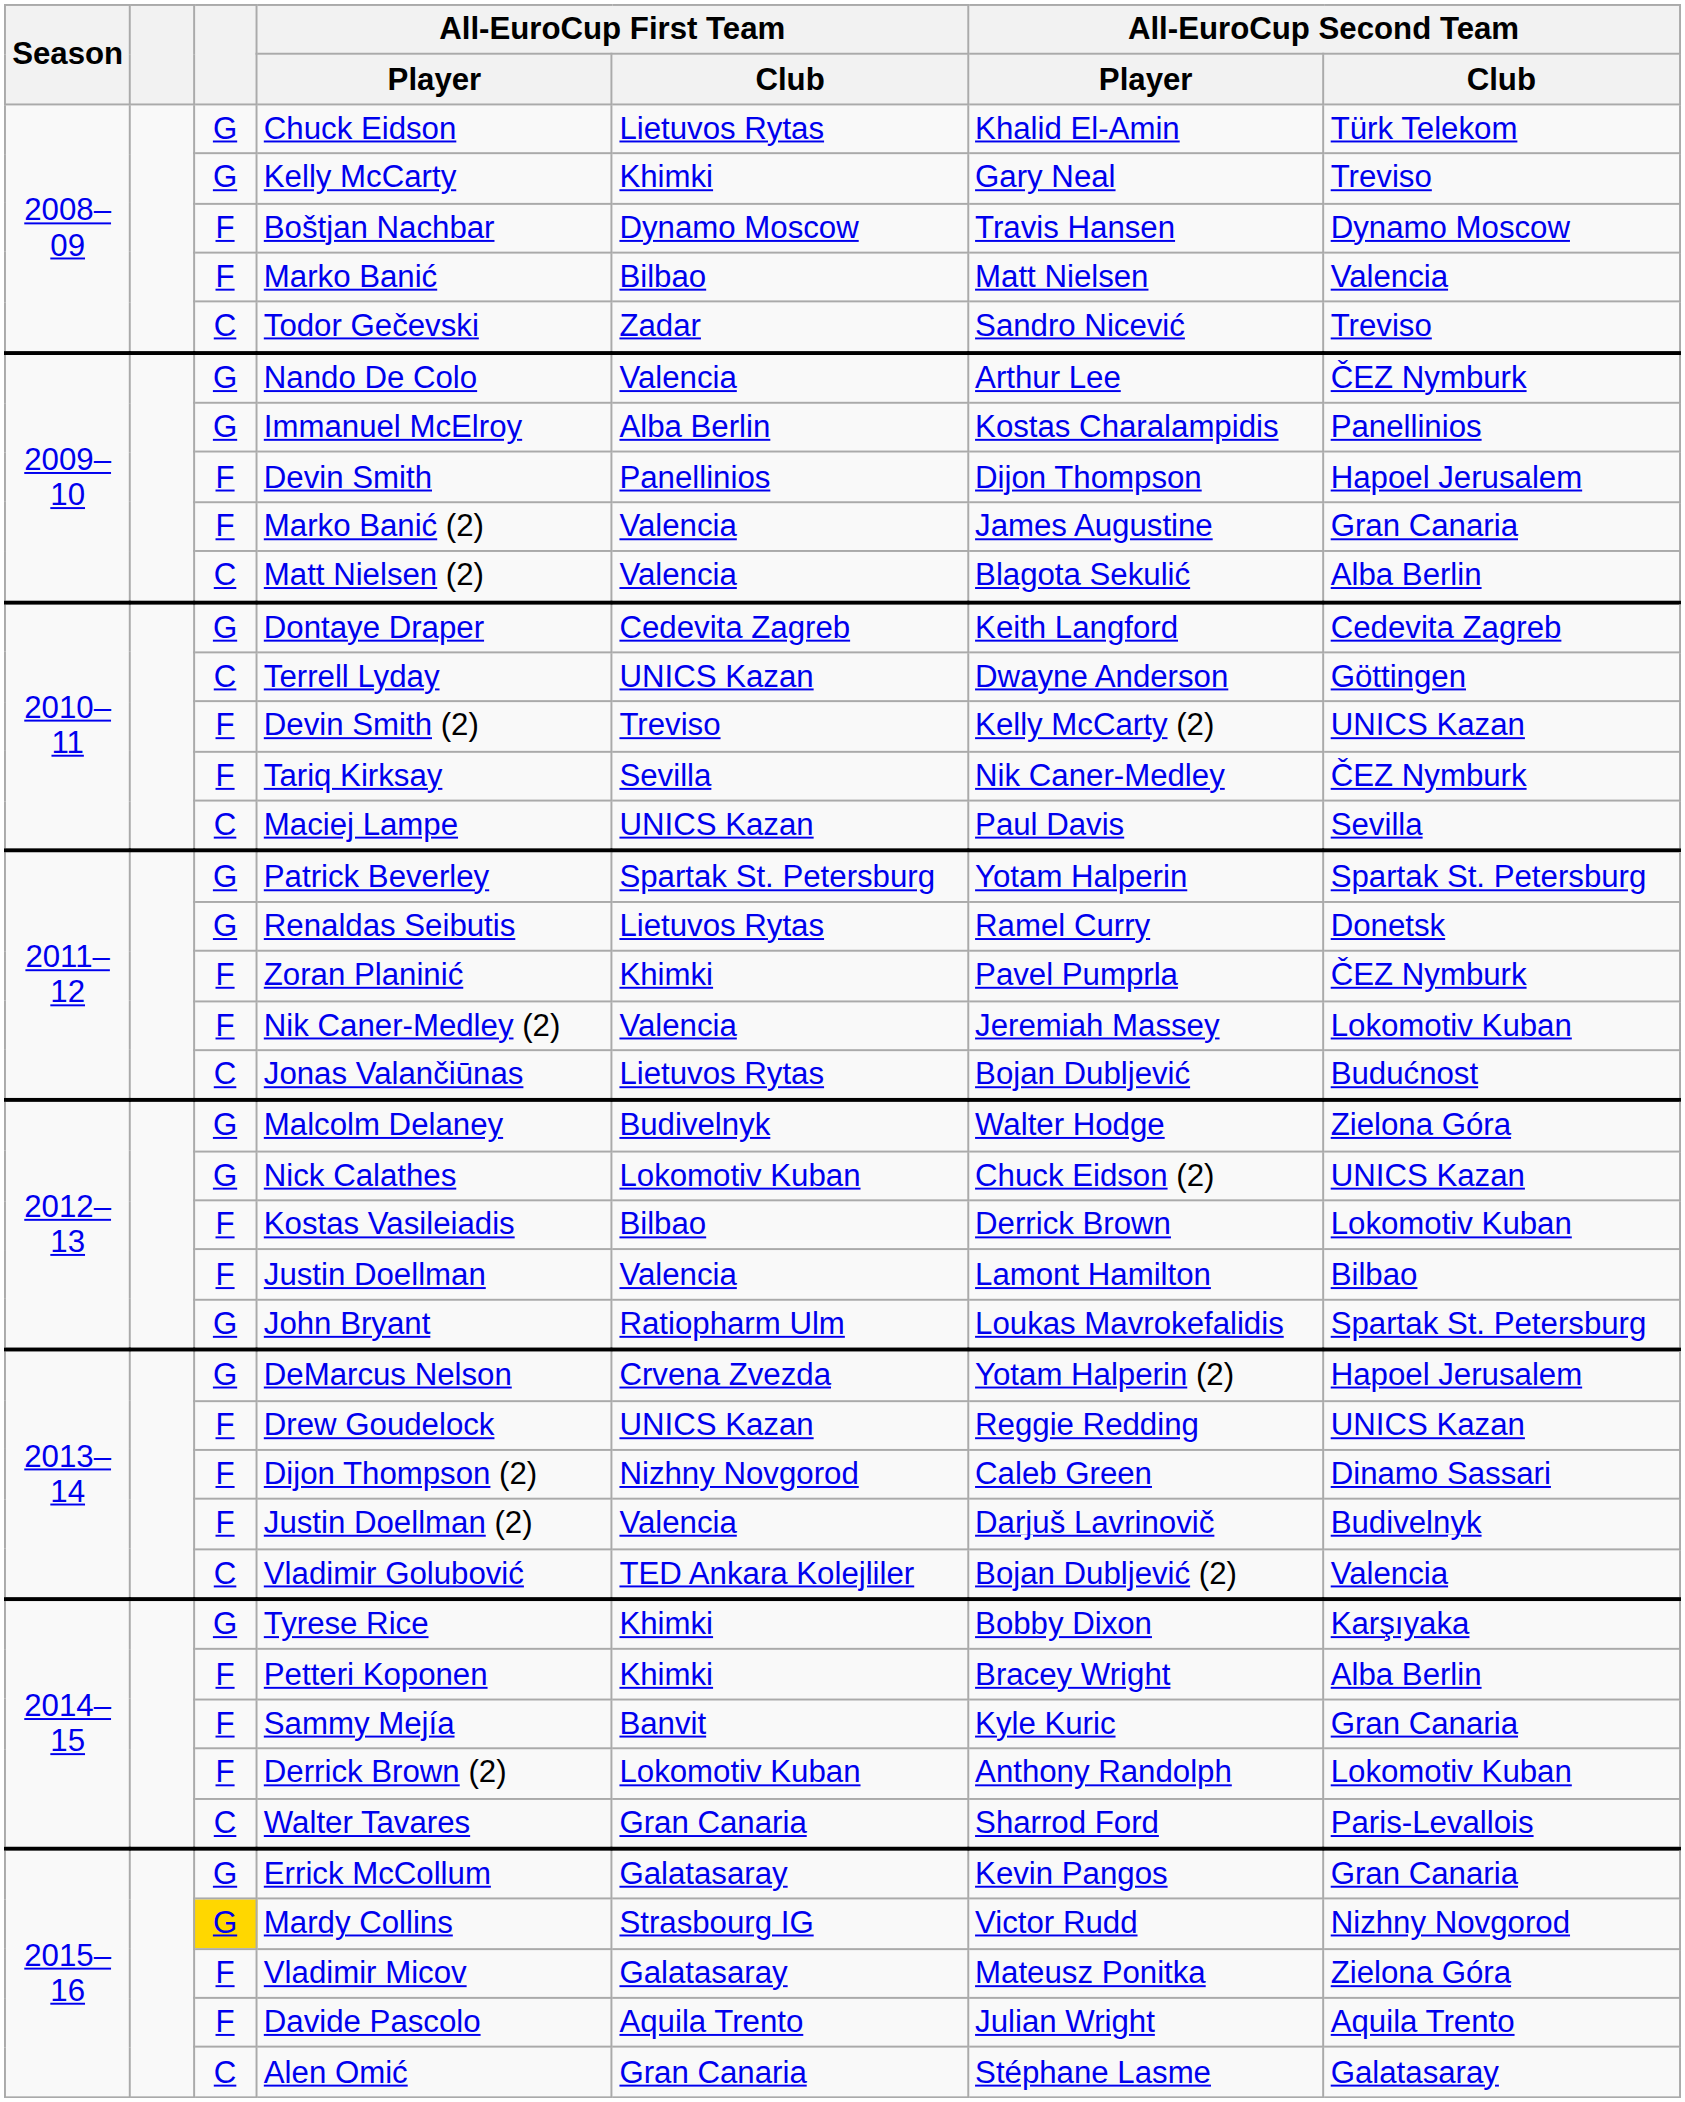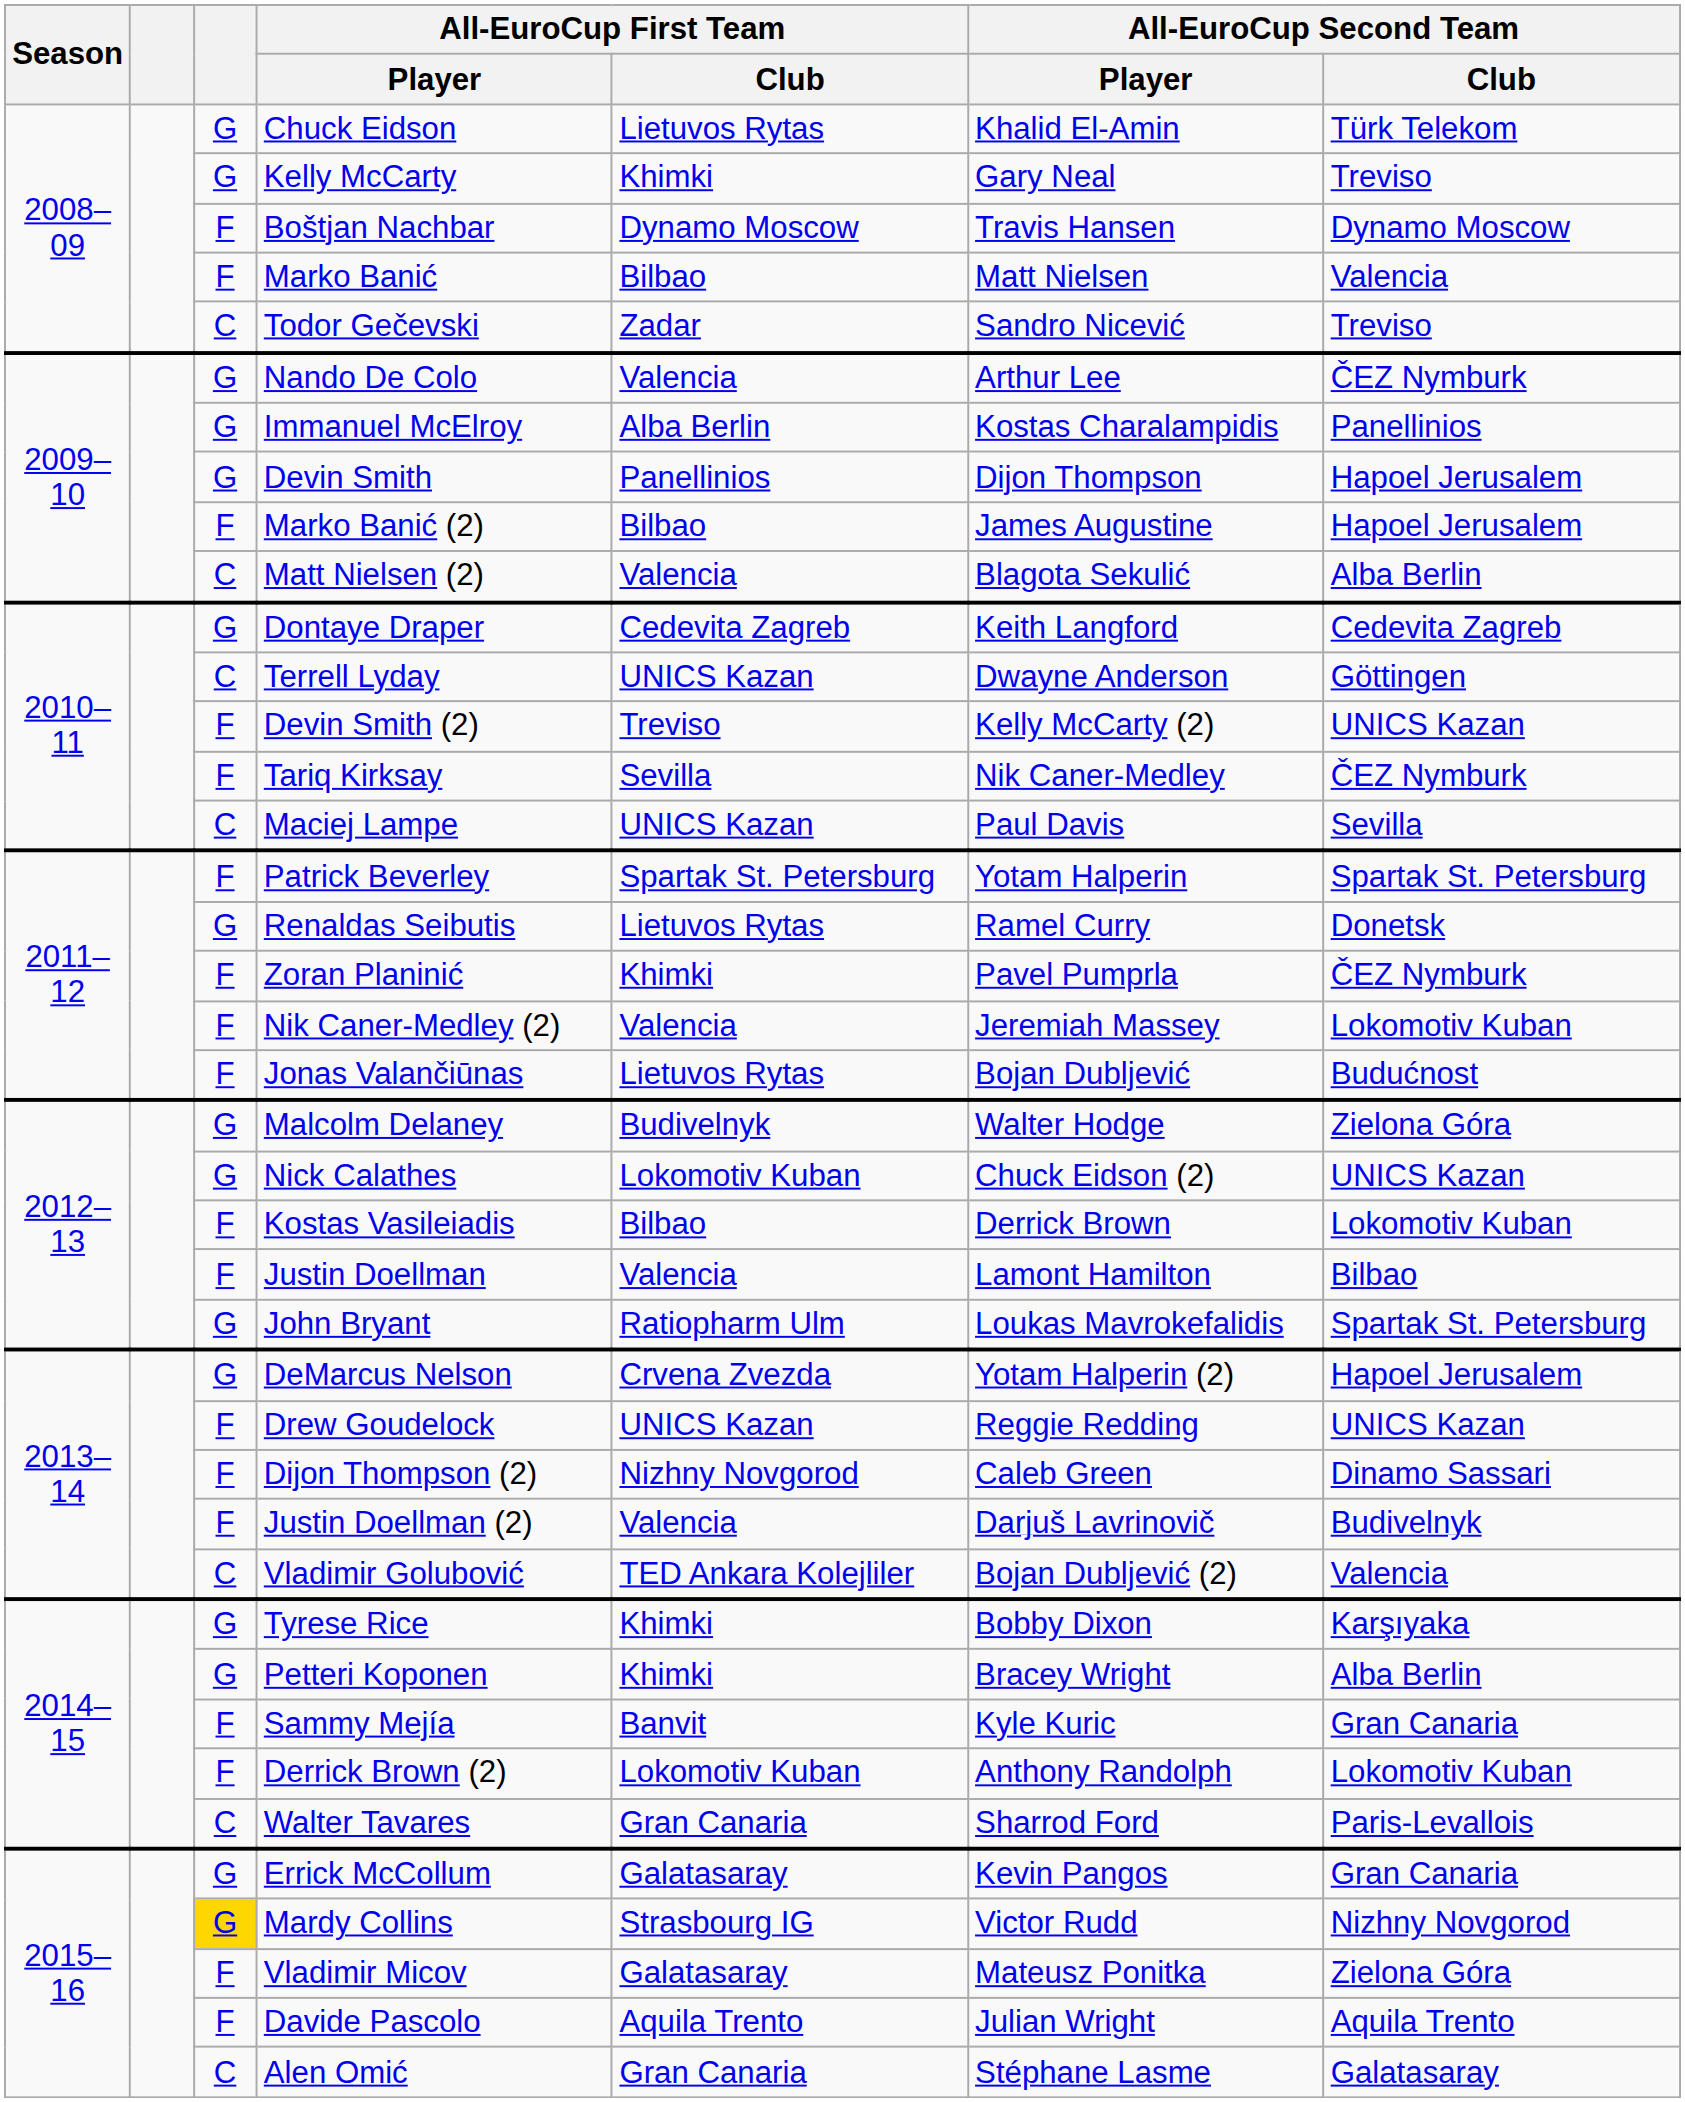(225, 476) F -> (225, 476) G
(678, 526) Valencia -> (663, 526) Bilbao
(1424, 526) Gran Canaria -> (1456, 526) Hapoel Jerusalem
(225, 876) G -> (225, 876) F
(225, 1074) C -> (225, 1074) F
(225, 1673) F -> (225, 1673) G
